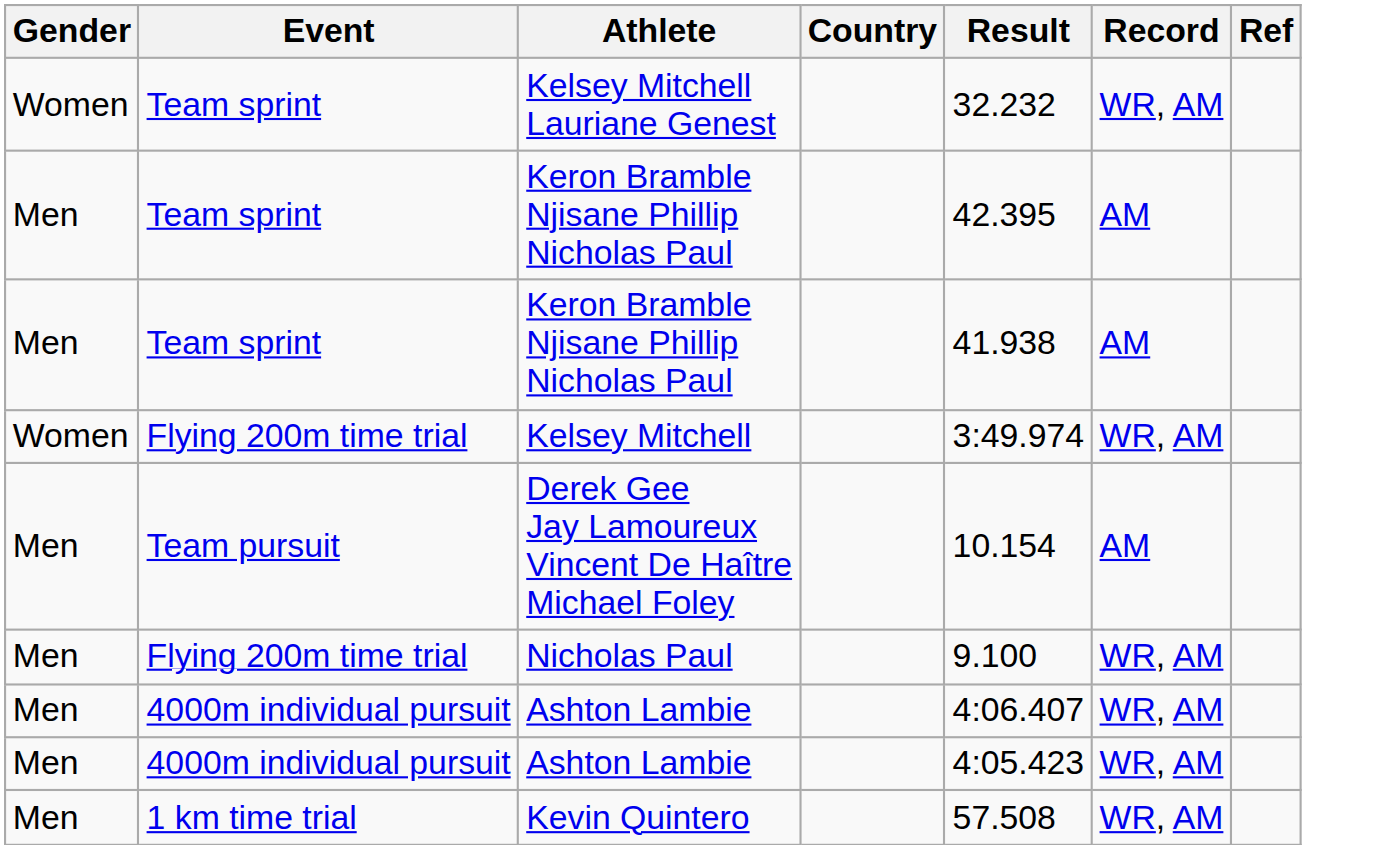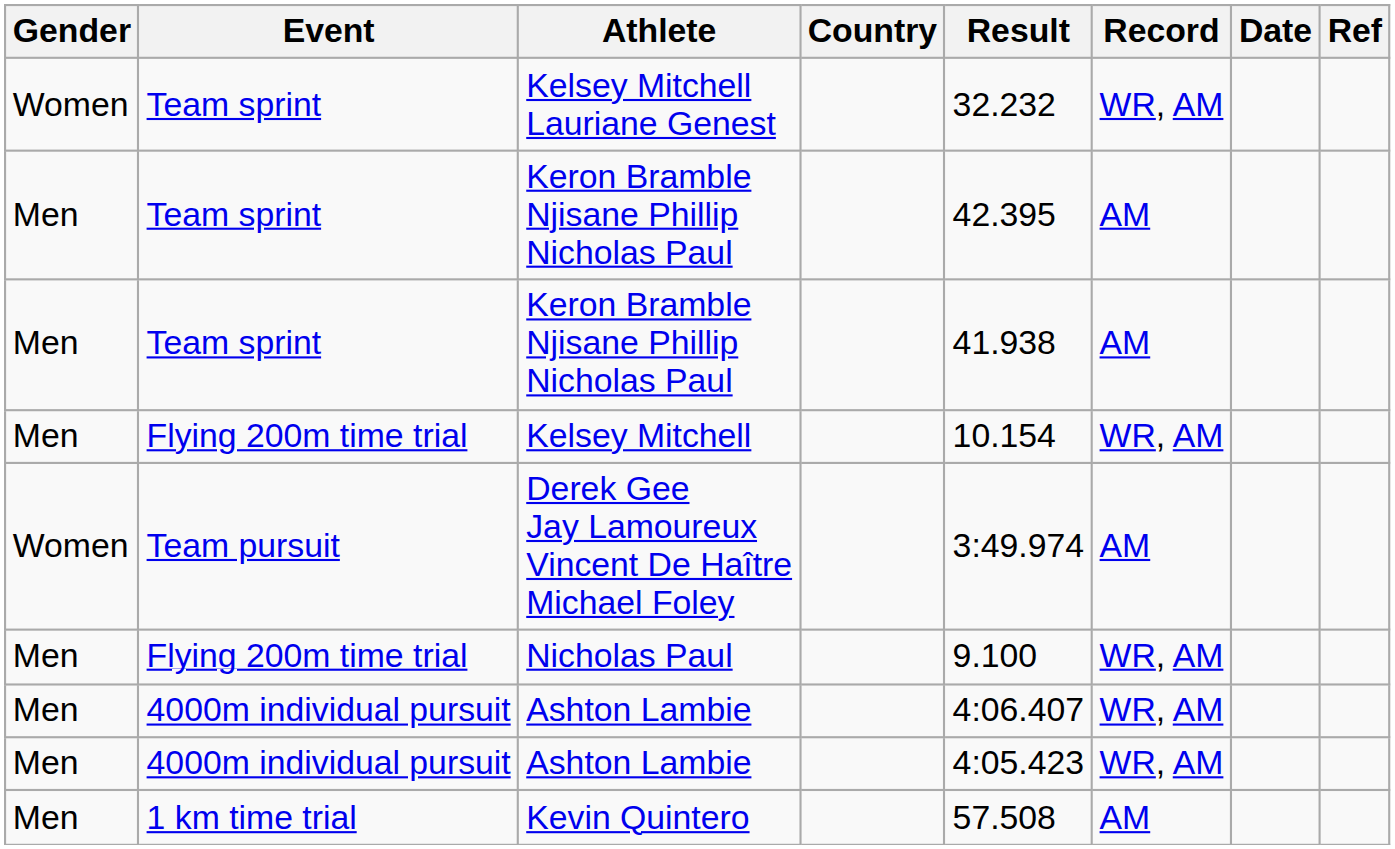+ column: (1276, 31)
(71, 435) Women -> (46, 435) Men
(1018, 435) 3:49.974 -> (1004, 435) 10.154
(46, 545) Men -> (71, 545) Women
(1004, 545) 10.154 -> (1018, 545) 3:49.974
(1161, 816) WR, AM -> (1125, 816) AM
